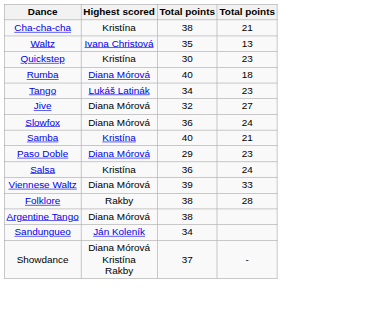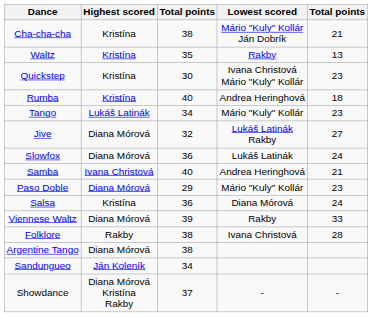+ column: (262, 12)
(119, 43) Ivana Christová -> (119, 54) Kristína
(119, 75) Diana Mórová -> (119, 97) Kristína
(119, 138) Kristína -> (119, 171) Ivana Christová
